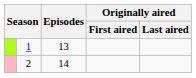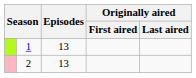(64, 64) 14 -> (64, 64) 13
